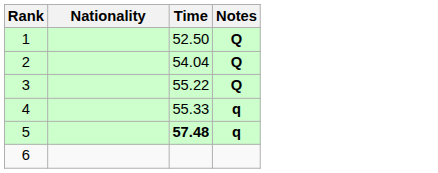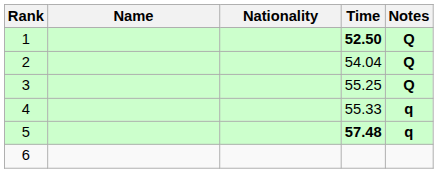+ column: (133, 16)
(191, 39) normal -> (363, 39) bold
(191, 86) 55.22 -> (363, 86) 55.25
